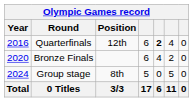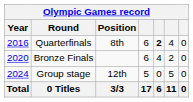(117, 43) 12th -> (117, 43) 8th
(117, 74) 8th -> (117, 74) 12th
